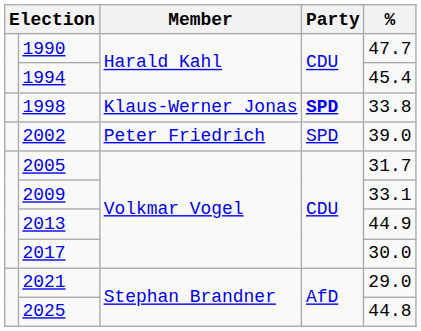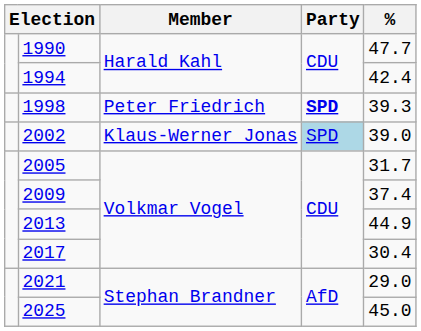(390, 78) 45.4 -> (390, 78) 42.4
(201, 107) Klaus-Werner Jonas -> (184, 107) Peter Friedrich
(390, 107) 33.8 -> (390, 107) 39.3
(184, 136) Peter Friedrich -> (201, 136) Klaus-Werner Jonas
(322, 136) no background -> (322, 136) lightblue background
(390, 195) 33.1 -> (390, 195) 37.4
(390, 253) 30.0 -> (390, 253) 30.4
(390, 312) 44.8 -> (390, 312) 45.0
